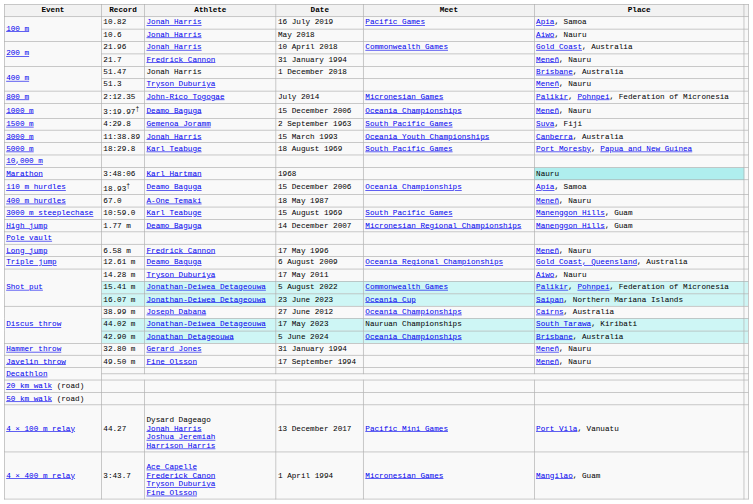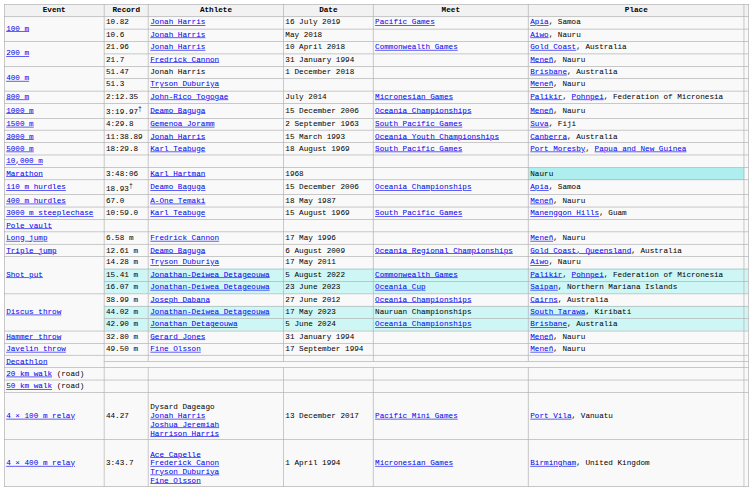- row: (27, 226)
(568, 476) Mangilao, Guam -> (590, 464) Birmingham, United Kingdom
